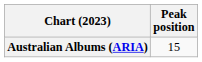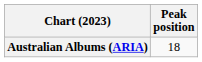(174, 47) 15 -> (174, 47) 18
